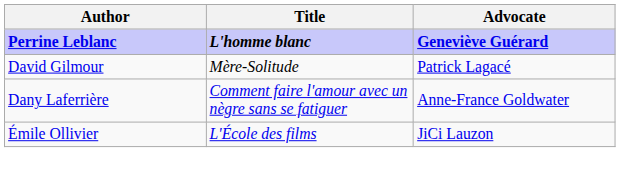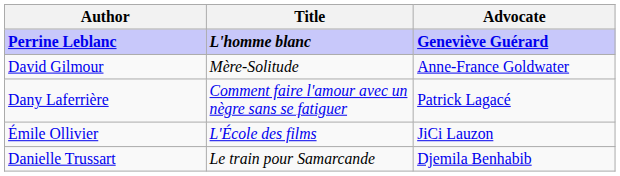(464, 66) Patrick Lagacé -> (493, 66) Anne-France Goldwater
(493, 100) Anne-France Goldwater -> (464, 100) Patrick Lagacé
+ row: (62, 158)
